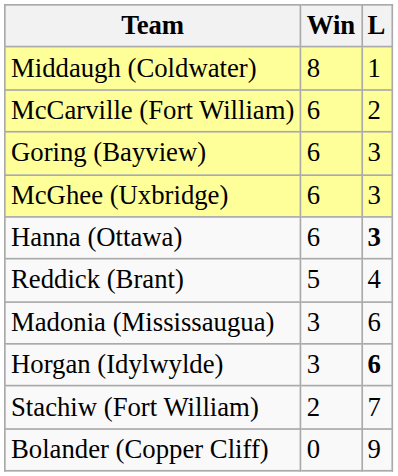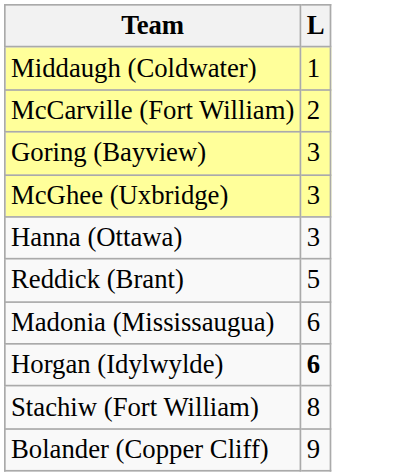- column: (331, 25)
(374, 237) bold -> (313, 237) normal
(374, 279) 4 -> (313, 279) 5
(374, 407) 7 -> (313, 407) 8
